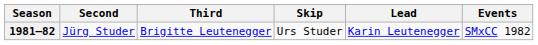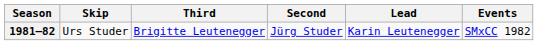columns swapped: (310, 13) <-> (99, 13)
